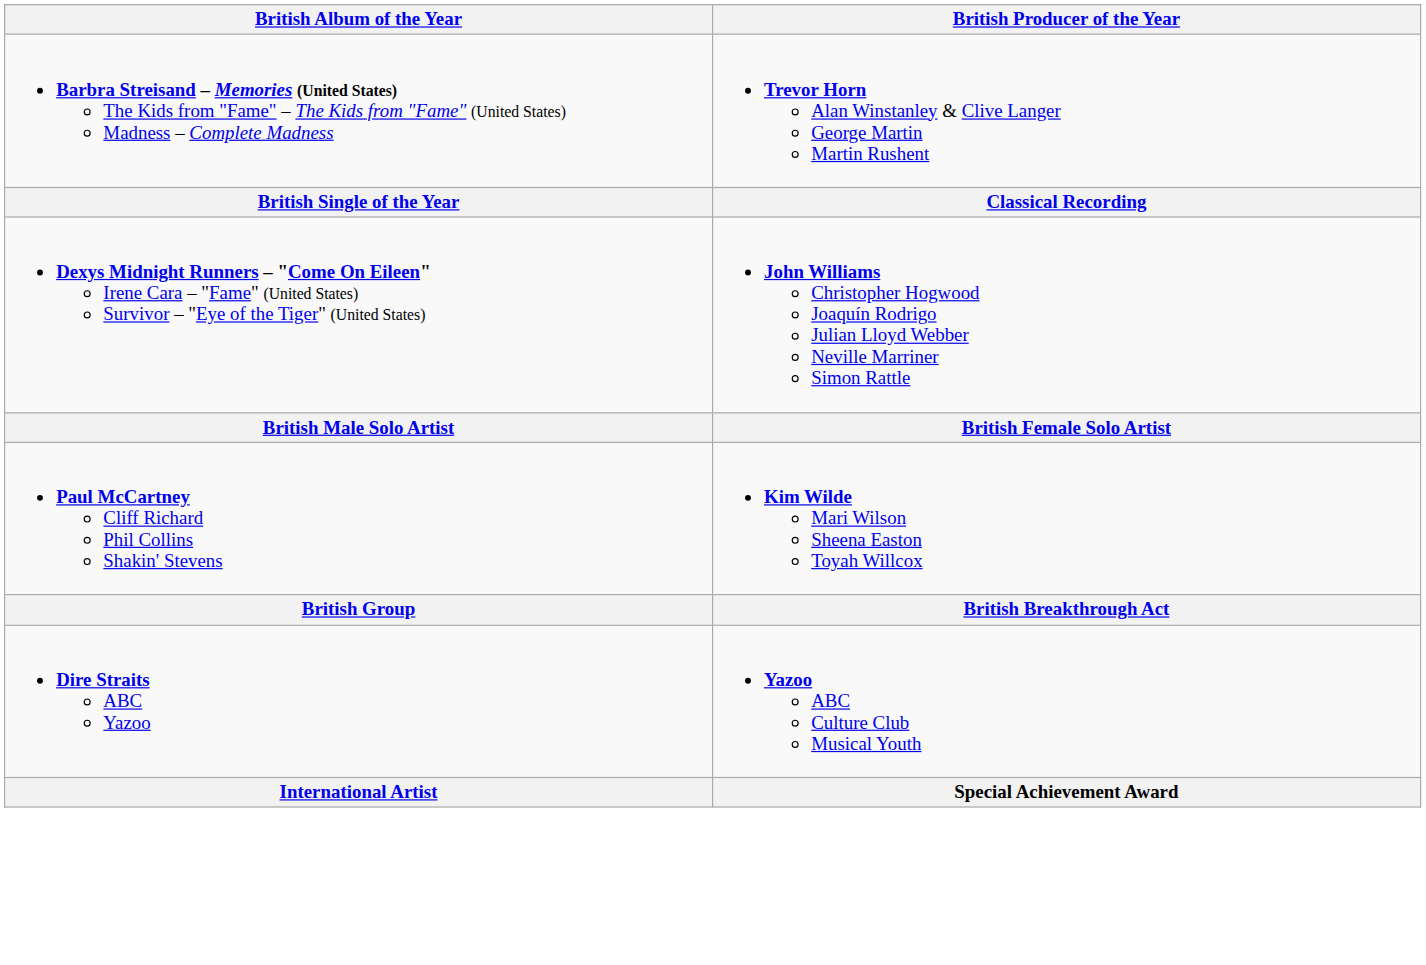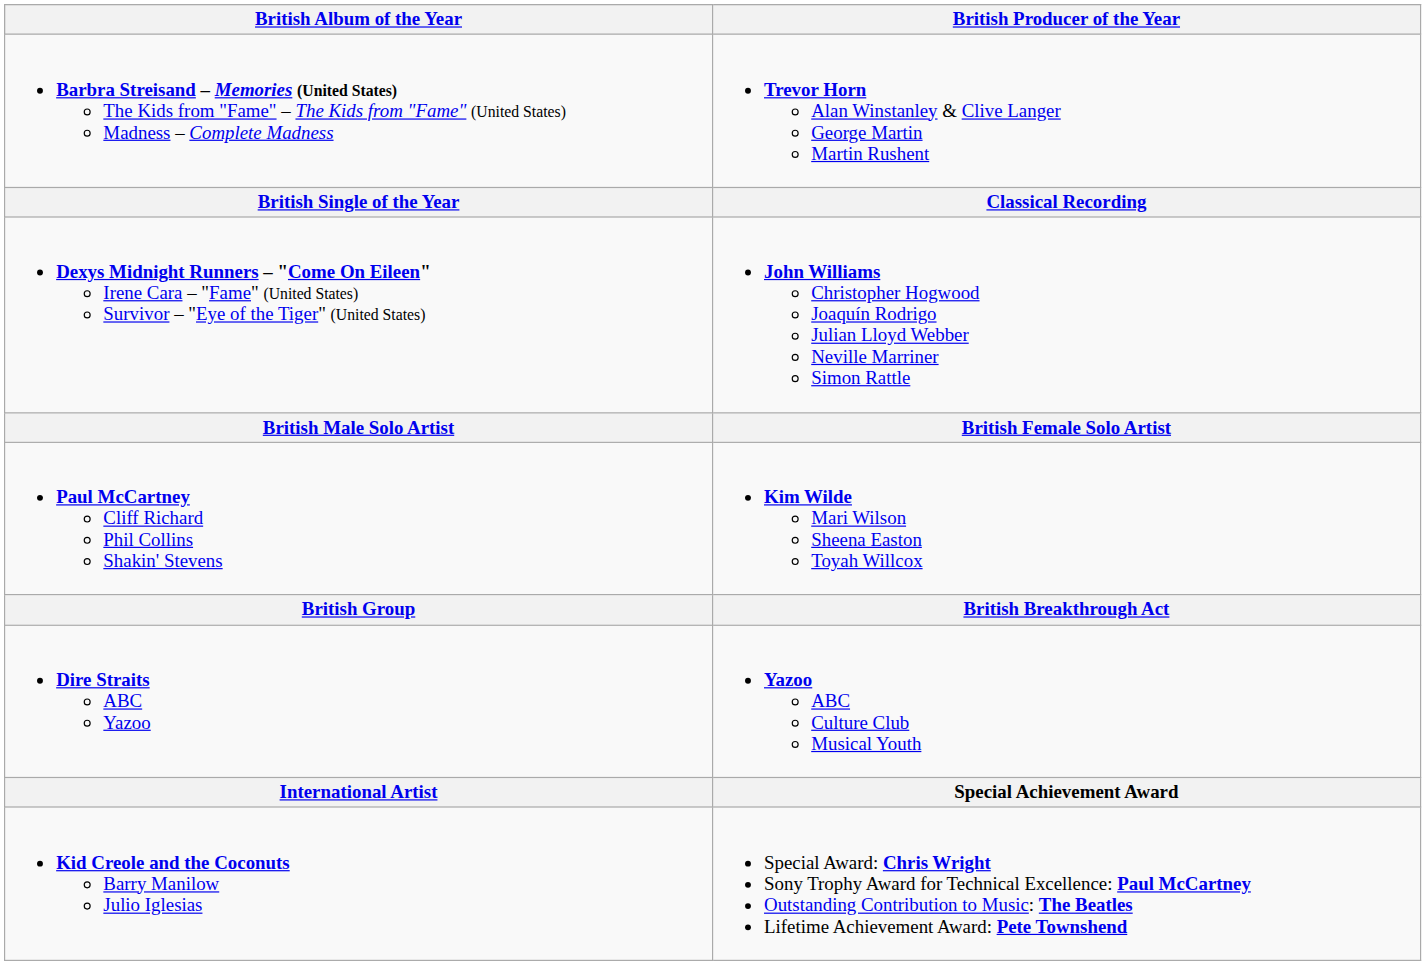+ row: (359, 884)
